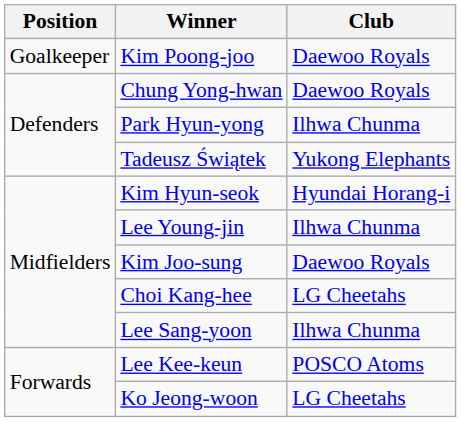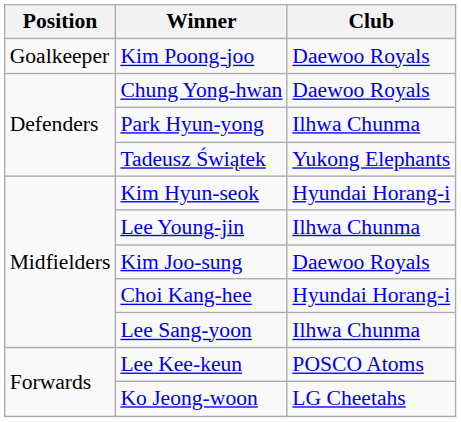(349, 295) LG Cheetahs -> (371, 295) Hyundai Horang-i
